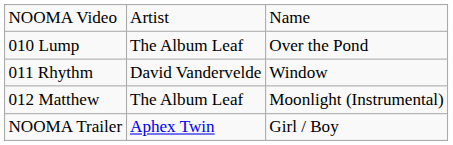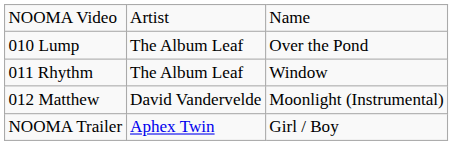(196, 72) David Vandervelde -> (187, 72) The Album Leaf
(187, 99) The Album Leaf -> (196, 99) David Vandervelde
